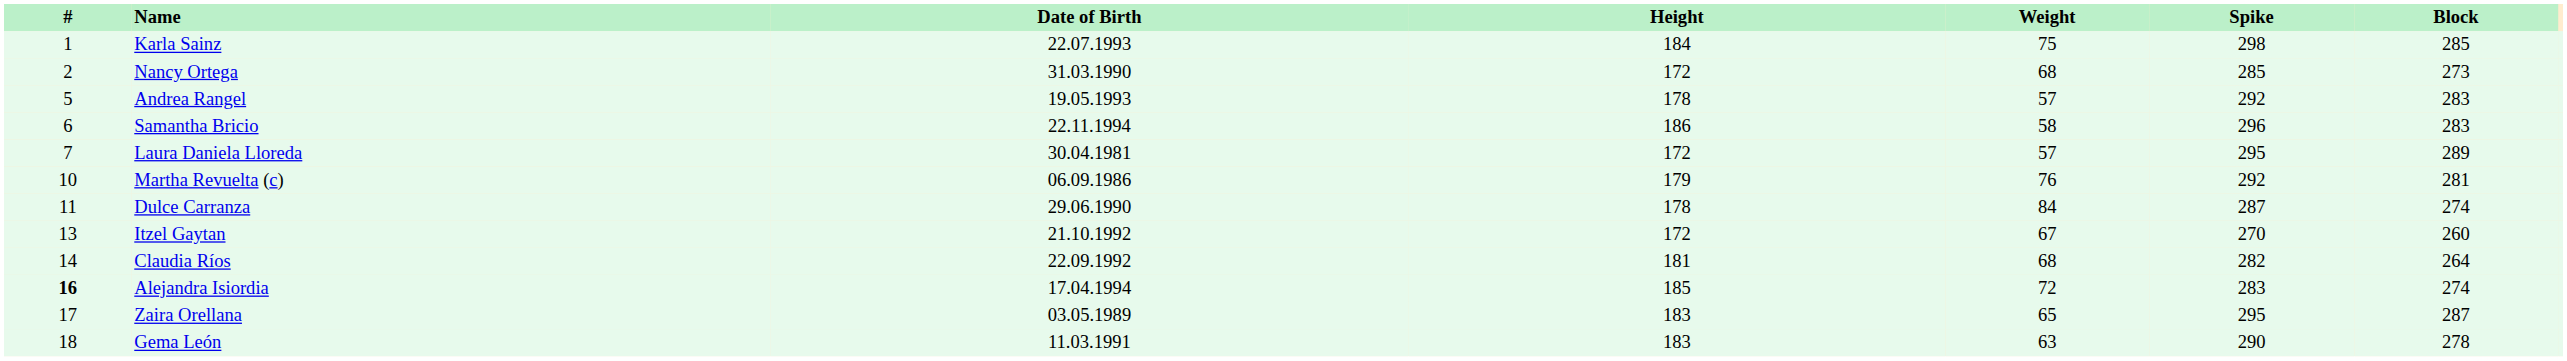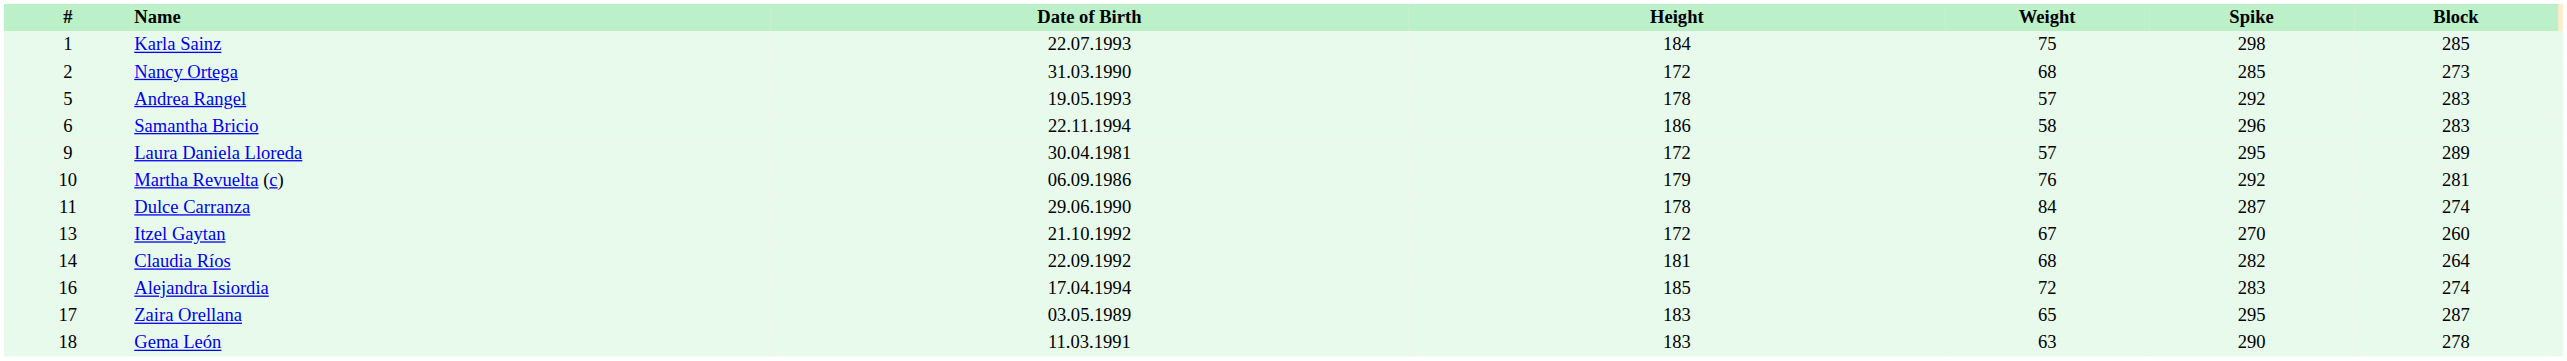(68, 152) 7 -> (68, 152) 9
(68, 288) bold -> (68, 288) normal
